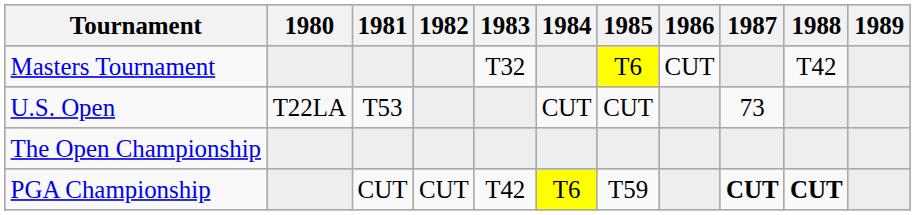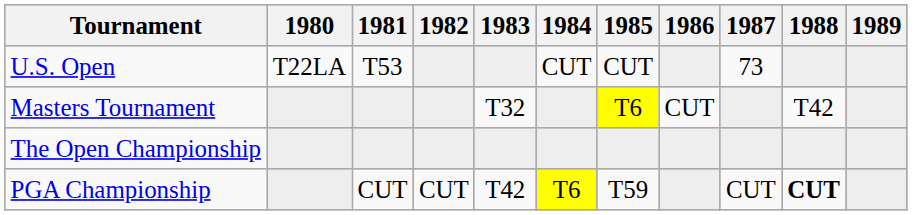rows swapped: (113, 66) <-> (63, 107)
(752, 189) bold -> (751, 189) normal
